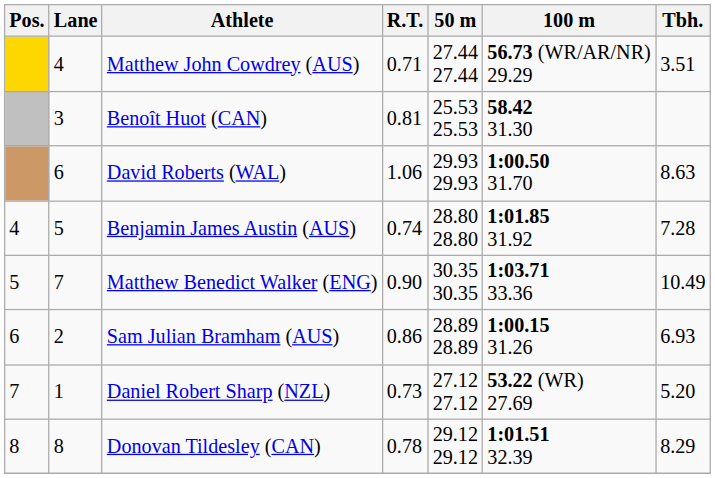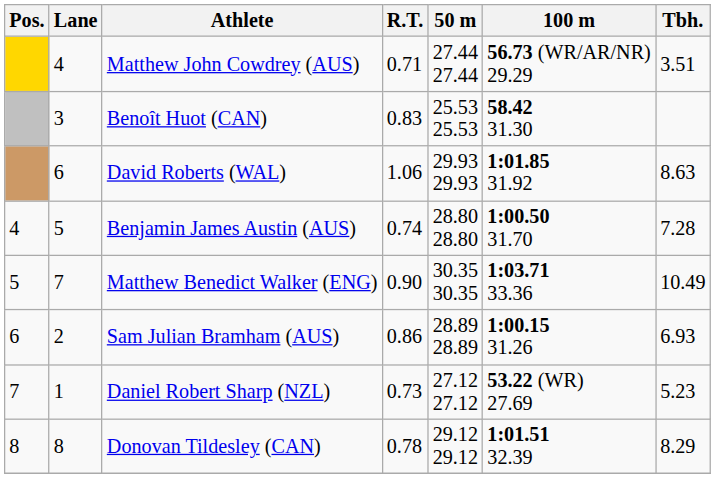(404, 118) 0.81 -> (404, 118) 0.83
(518, 173) 1:00.50 31.70 -> (518, 173) 1:01.85 31.92
(518, 227) 1:01.85 31.92 -> (518, 227) 1:00.50 31.70
(678, 391) 5.20 -> (678, 391) 5.23
